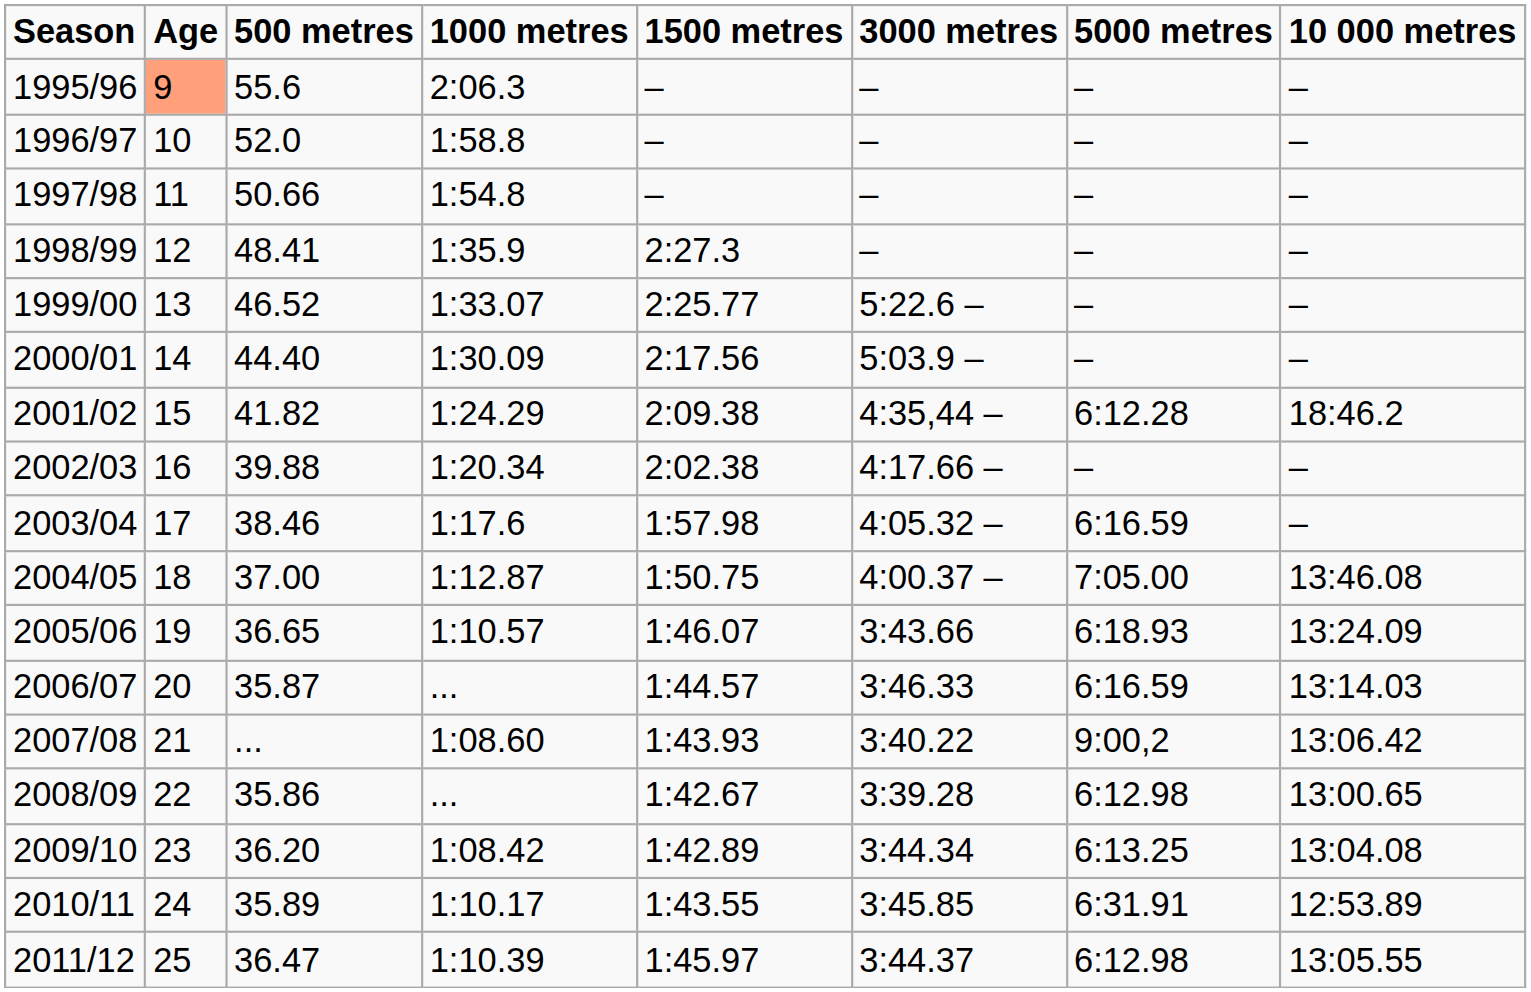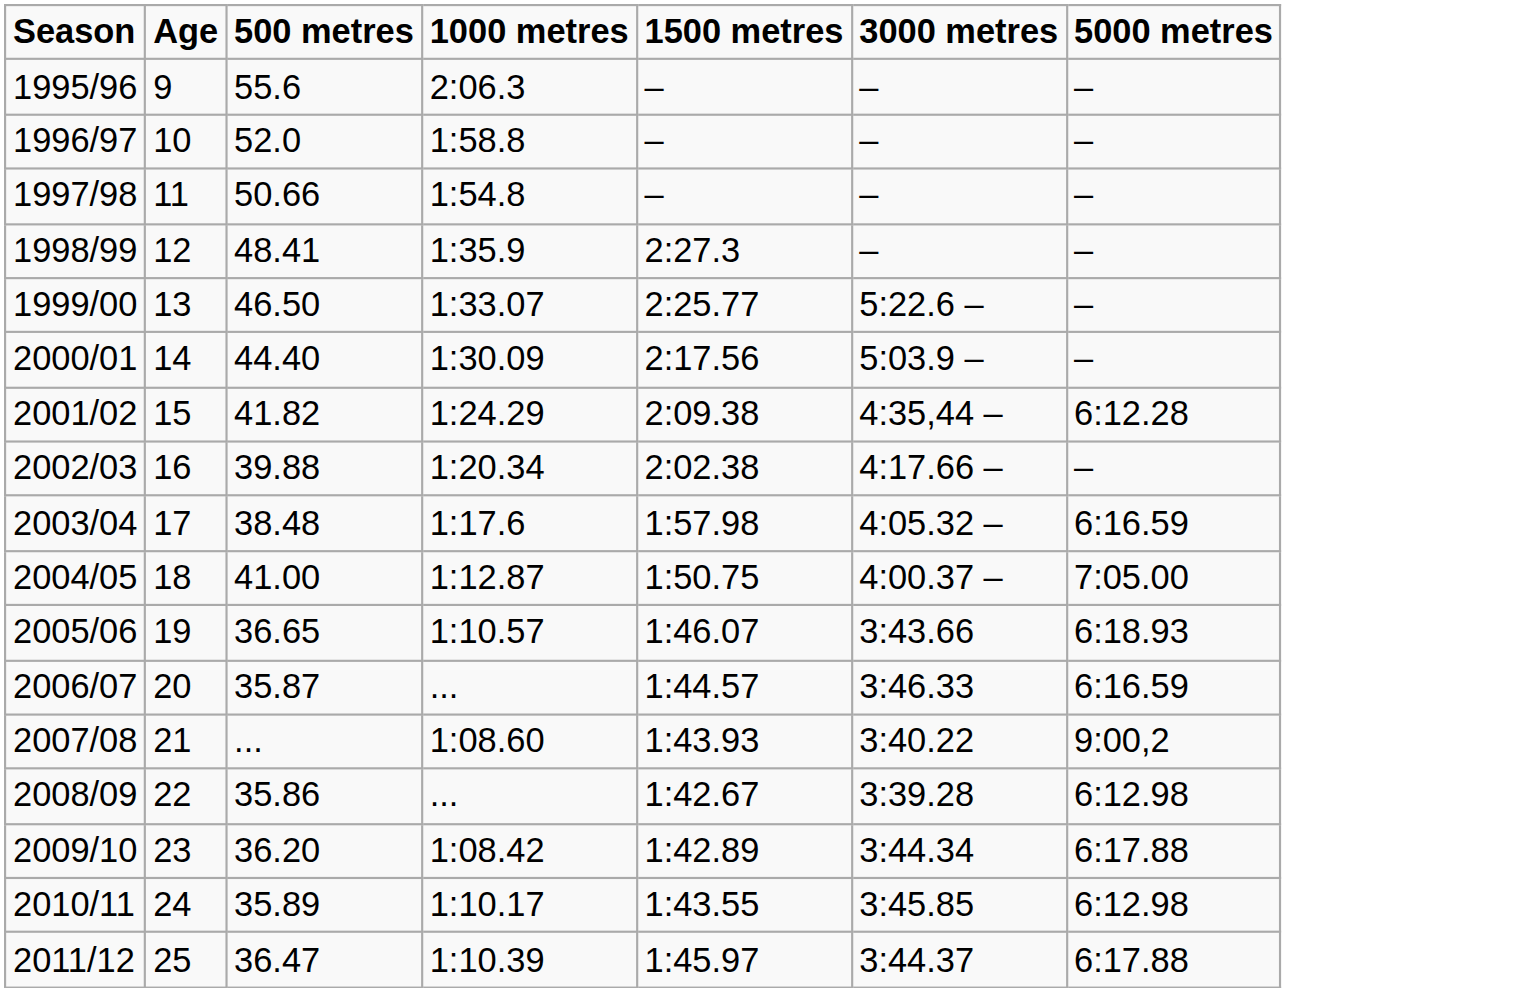- column: (1403, 31)
(163, 86) lightsalmon background -> (163, 86) no background
(277, 304) 46.52 -> (277, 304) 46.50
(277, 522) 38.46 -> (277, 522) 38.48
(277, 577) 37.00 -> (277, 577) 41.00
(1131, 850) 6:13.25 -> (1131, 850) 6:17.88
(1131, 904) 6:31.91 -> (1131, 904) 6:12.98
(1131, 959) 6:12.98 -> (1131, 959) 6:17.88
